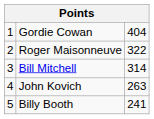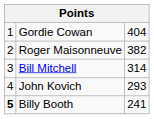(137, 50) 322 -> (137, 50) 382
(137, 86) 263 -> (137, 86) 293
(10, 104) normal -> (10, 104) bold
